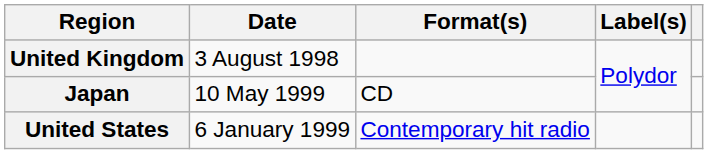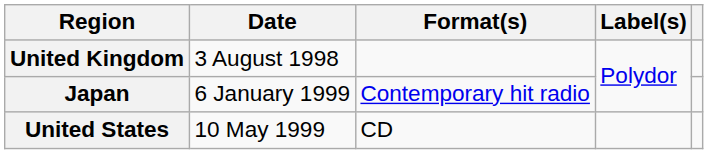(260, 93) 10 May 1999 -> (272, 93) 6 January 1999
(377, 93) CD -> (475, 93) Contemporary hit radio
(272, 129) 6 January 1999 -> (260, 129) 10 May 1999
(475, 129) Contemporary hit radio -> (377, 129) CD
